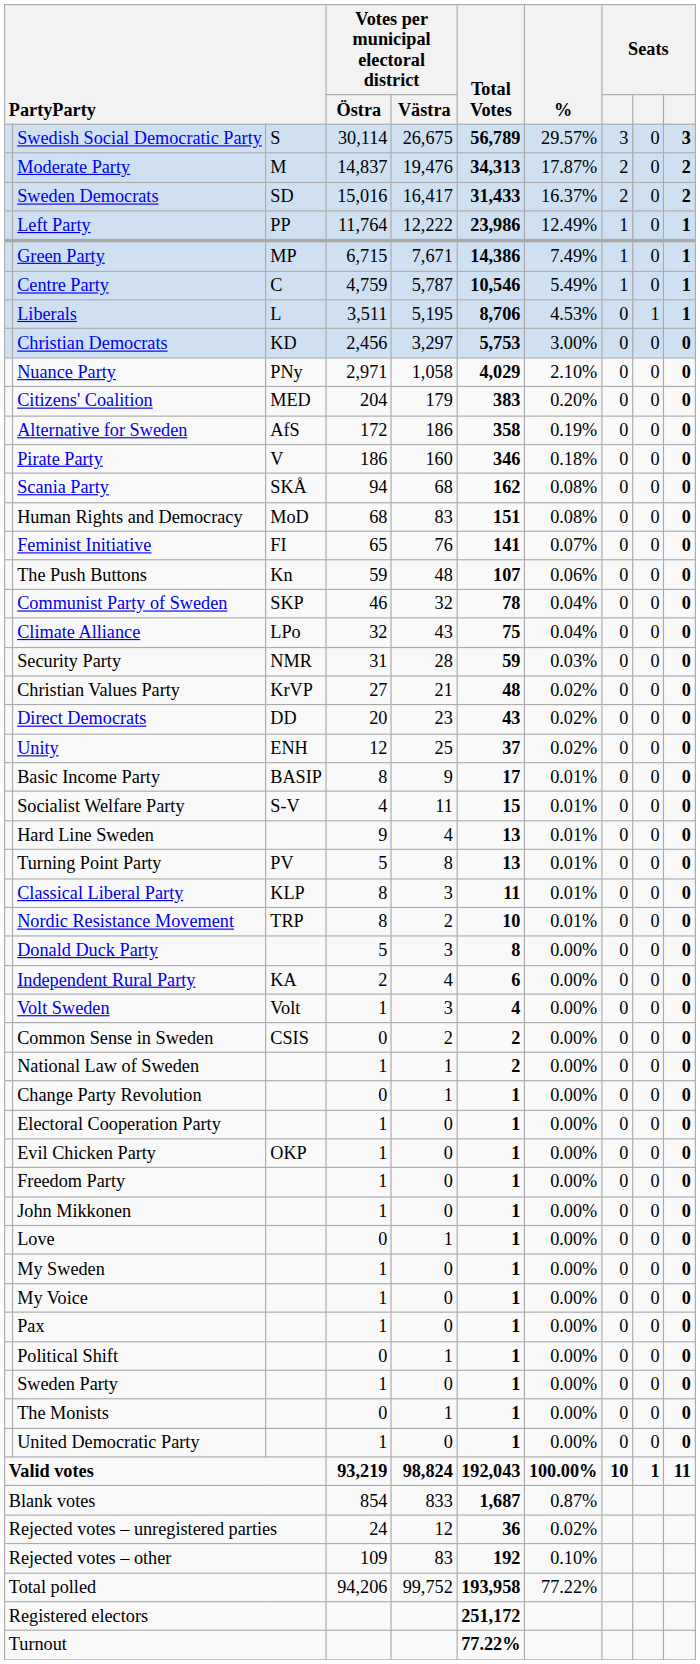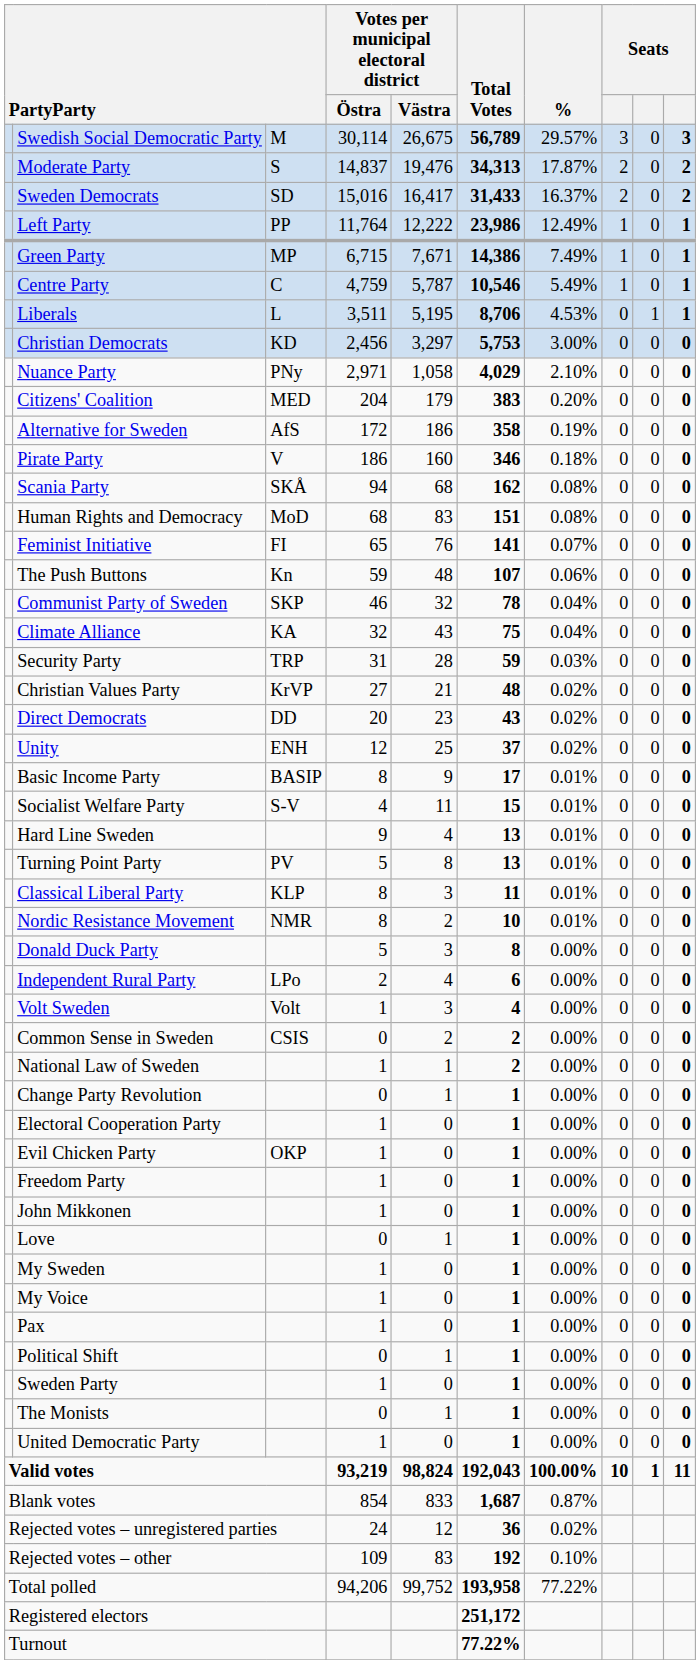(275, 138) S -> (278, 138) M
(278, 167) M -> (275, 167) S
(285, 632) LPo -> (283, 632) KA
(291, 661) NMR -> (287, 661) TRP
(287, 921) TRP -> (291, 921) NMR
(283, 979) KA -> (285, 979) LPo
